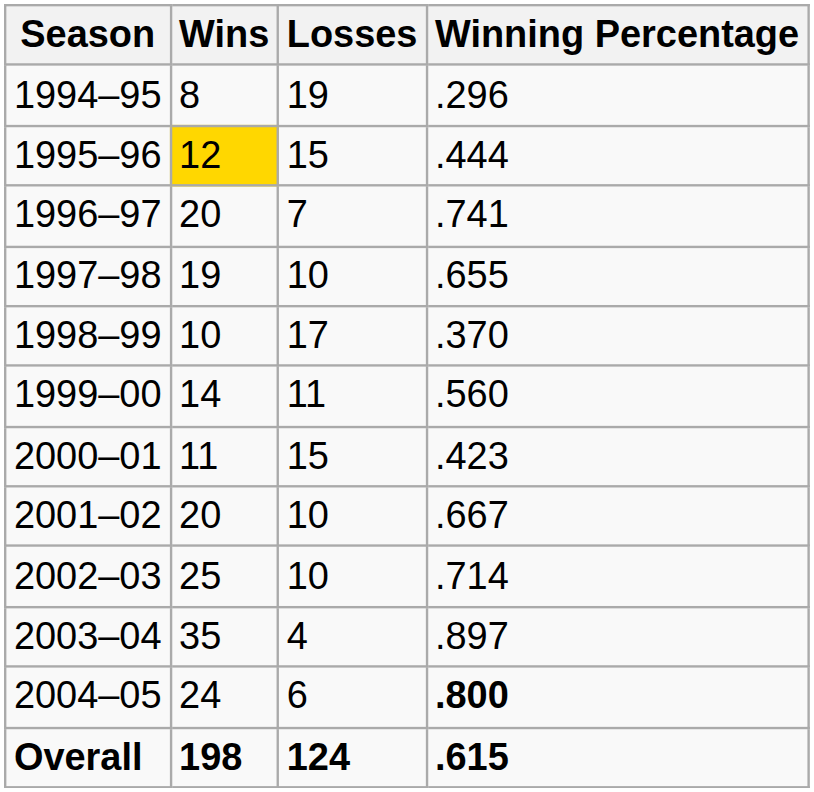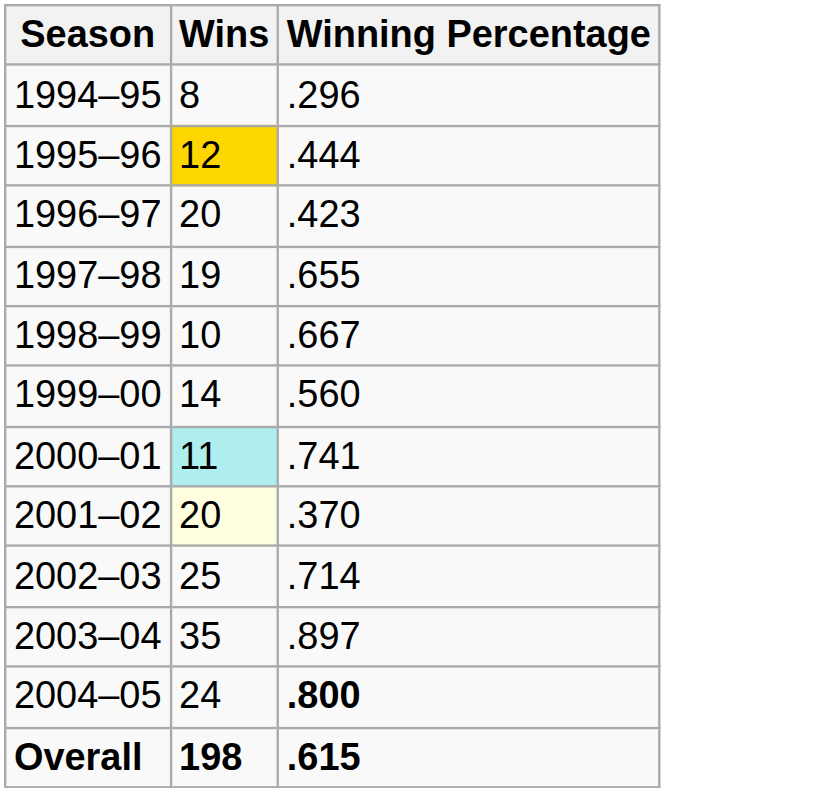- column: (352, 34)
(472, 214) .741 -> (324, 214) .423
(472, 335) .370 -> (324, 335) .667
(199, 455) no background -> (199, 455) paleturquoise background
(472, 455) .423 -> (324, 455) .741
(200, 515) no background -> (200, 515) lightyellow background
(472, 515) .667 -> (324, 515) .370
